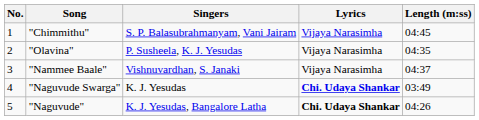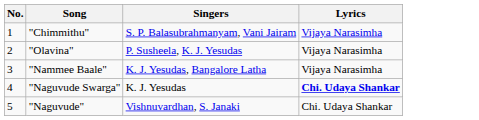- column: (438, 13)
(183, 69) Vishnuvardhan, S. Janaki -> (196, 69) K. J. Yesudas, Bangalore Latha
(196, 106) K. J. Yesudas, Bangalore Latha -> (183, 106) Vishnuvardhan, S. Janaki
(351, 106) bold -> (347, 106) normal
